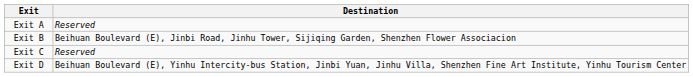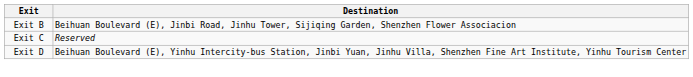- row: (29, 25)
